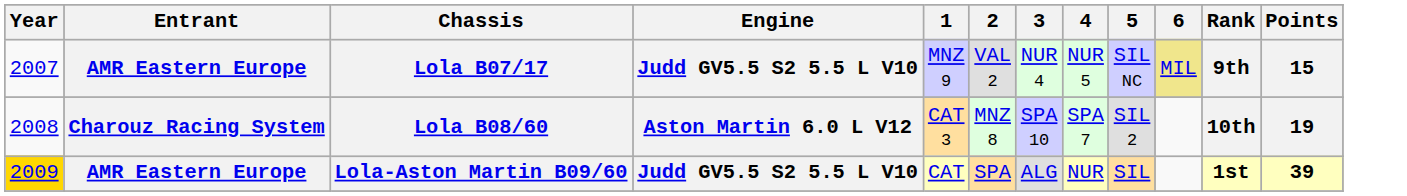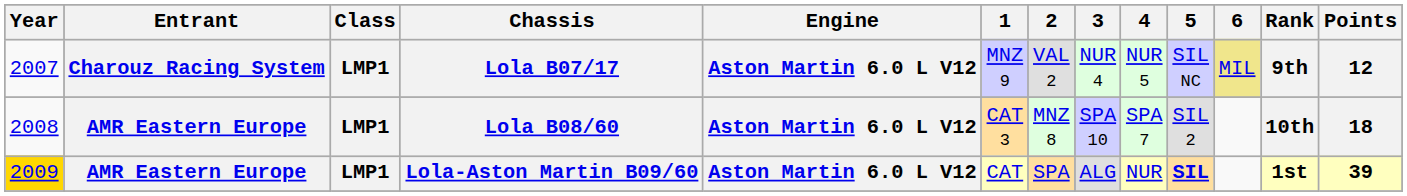+ column: (365, 22)
(197, 68) AMR Eastern Europe -> (197, 68) Charouz Racing System
(778, 68) Judd GV5.5 S2 5.5 L V10 -> (842, 68) Aston Martin 6.0 L V12
(1302, 68) 15 -> (1361, 68) 12
(197, 127) Charouz Racing System -> (197, 127) AMR Eastern Europe
(1302, 127) 19 -> (1361, 127) 18
(778, 173) Judd GV5.5 S2 5.5 L V10 -> (842, 173) Aston Martin 6.0 L V12
(1132, 173) normal -> (1191, 173) bold
